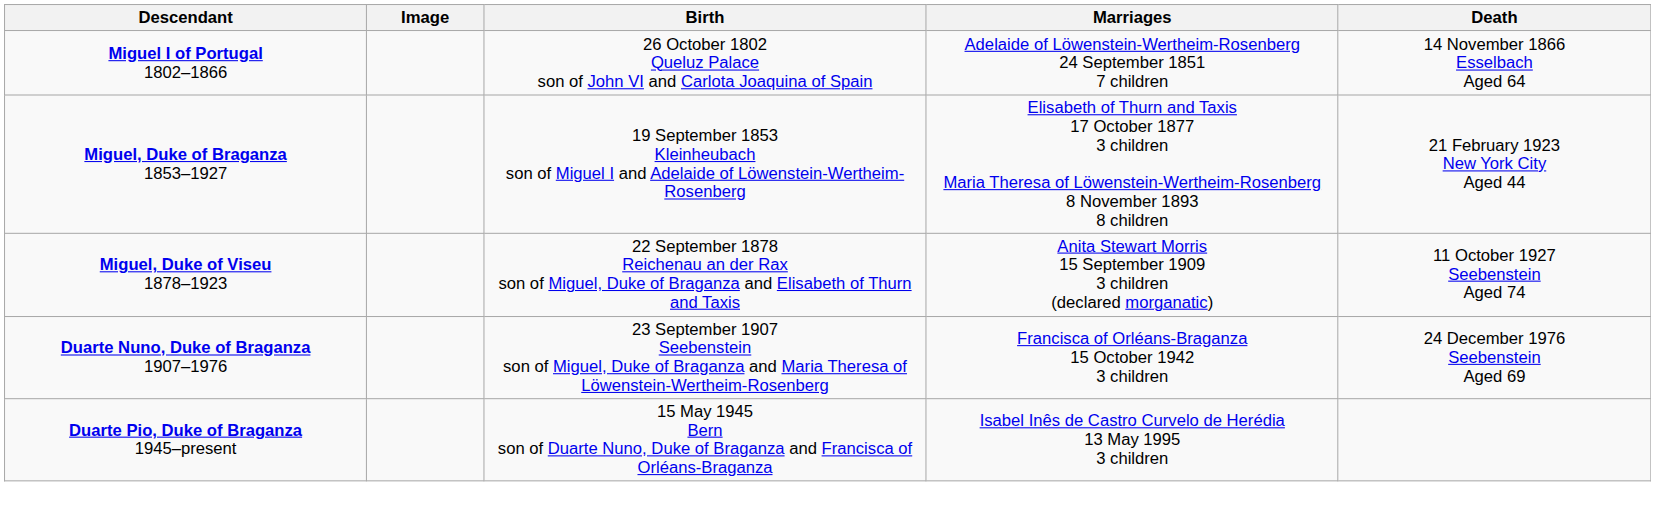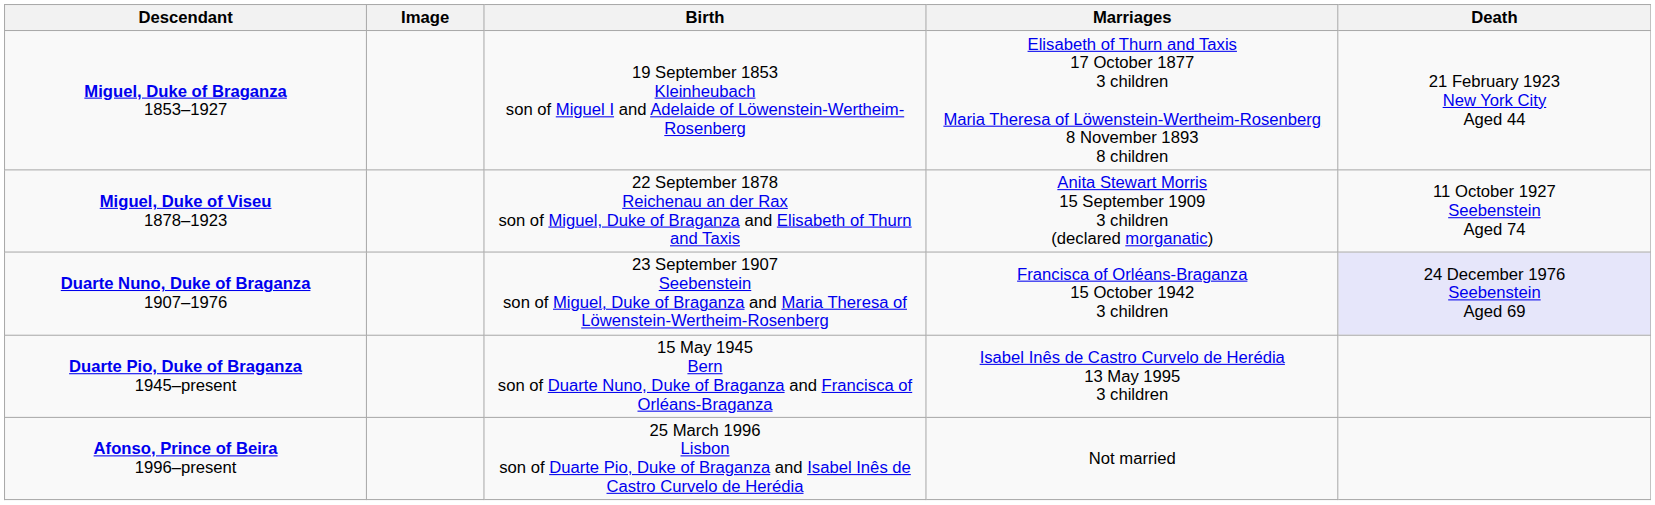- row: (186, 62)
(1494, 357) no background -> (1494, 293) lavender background
+ row: (186, 458)
